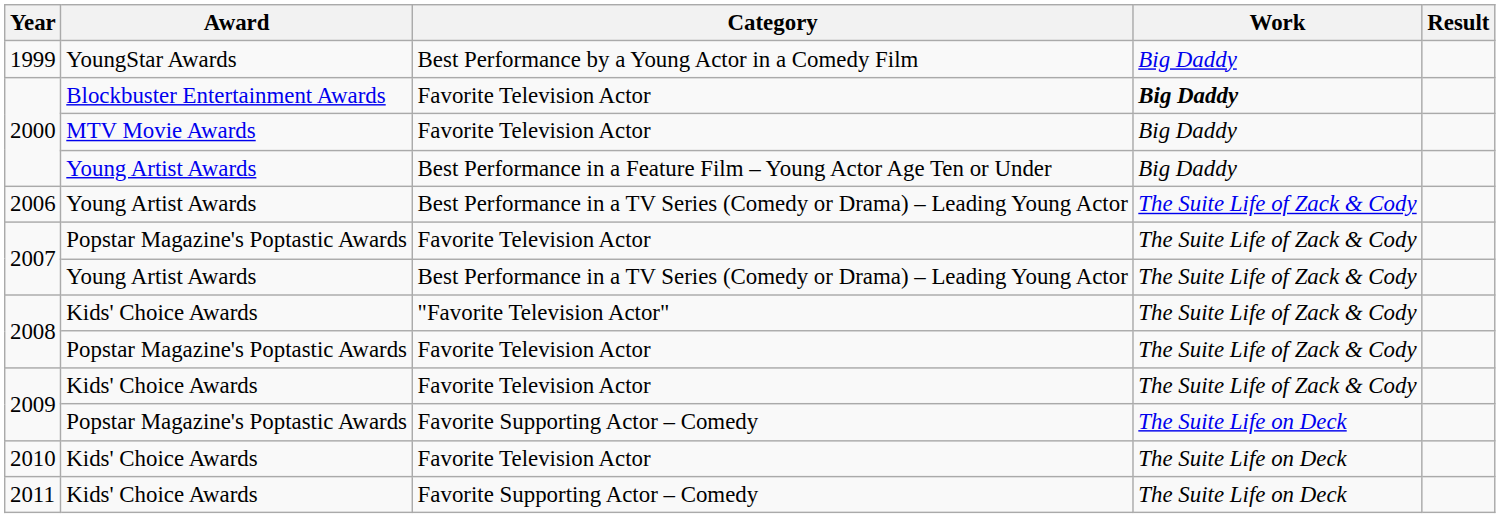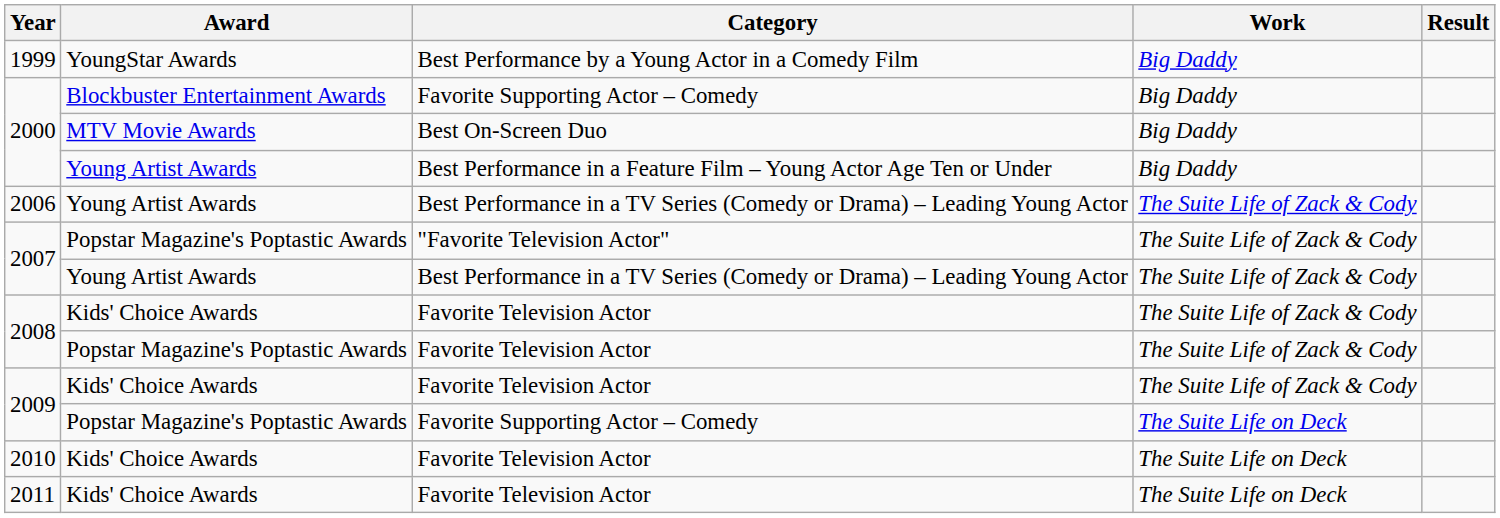(534, 95) Favorite Television Actor -> (588, 95) Favorite Supporting Actor – Comedy
(1188, 95) bold -> (1188, 95) normal
(534, 131) Favorite Television Actor -> (512, 131) Best On-Screen Duo
(534, 240) Favorite Television Actor -> (543, 240) "Favorite Television Actor"
(543, 312) "Favorite Television Actor" -> (534, 312) Favorite Television Actor
(588, 494) Favorite Supporting Actor – Comedy -> (534, 494) Favorite Television Actor
